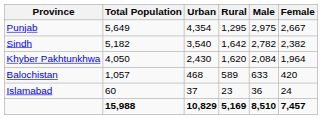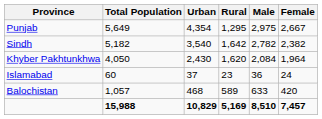rows swapped: (32, 75) <-> (29, 91)
